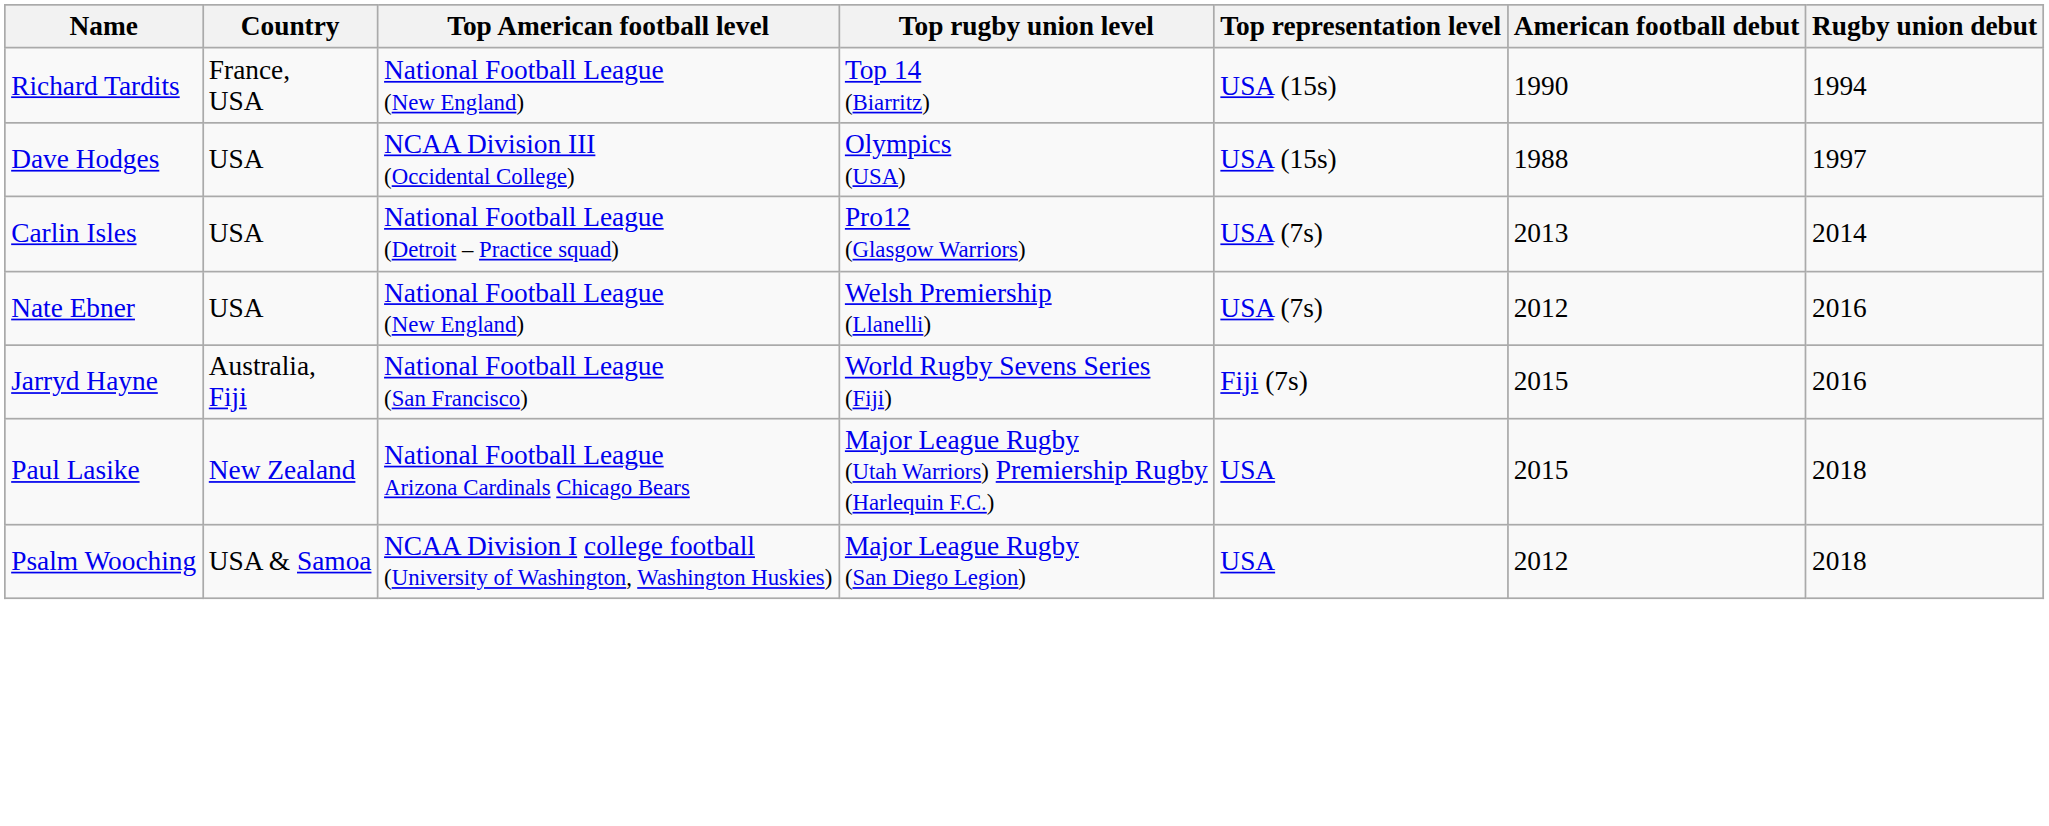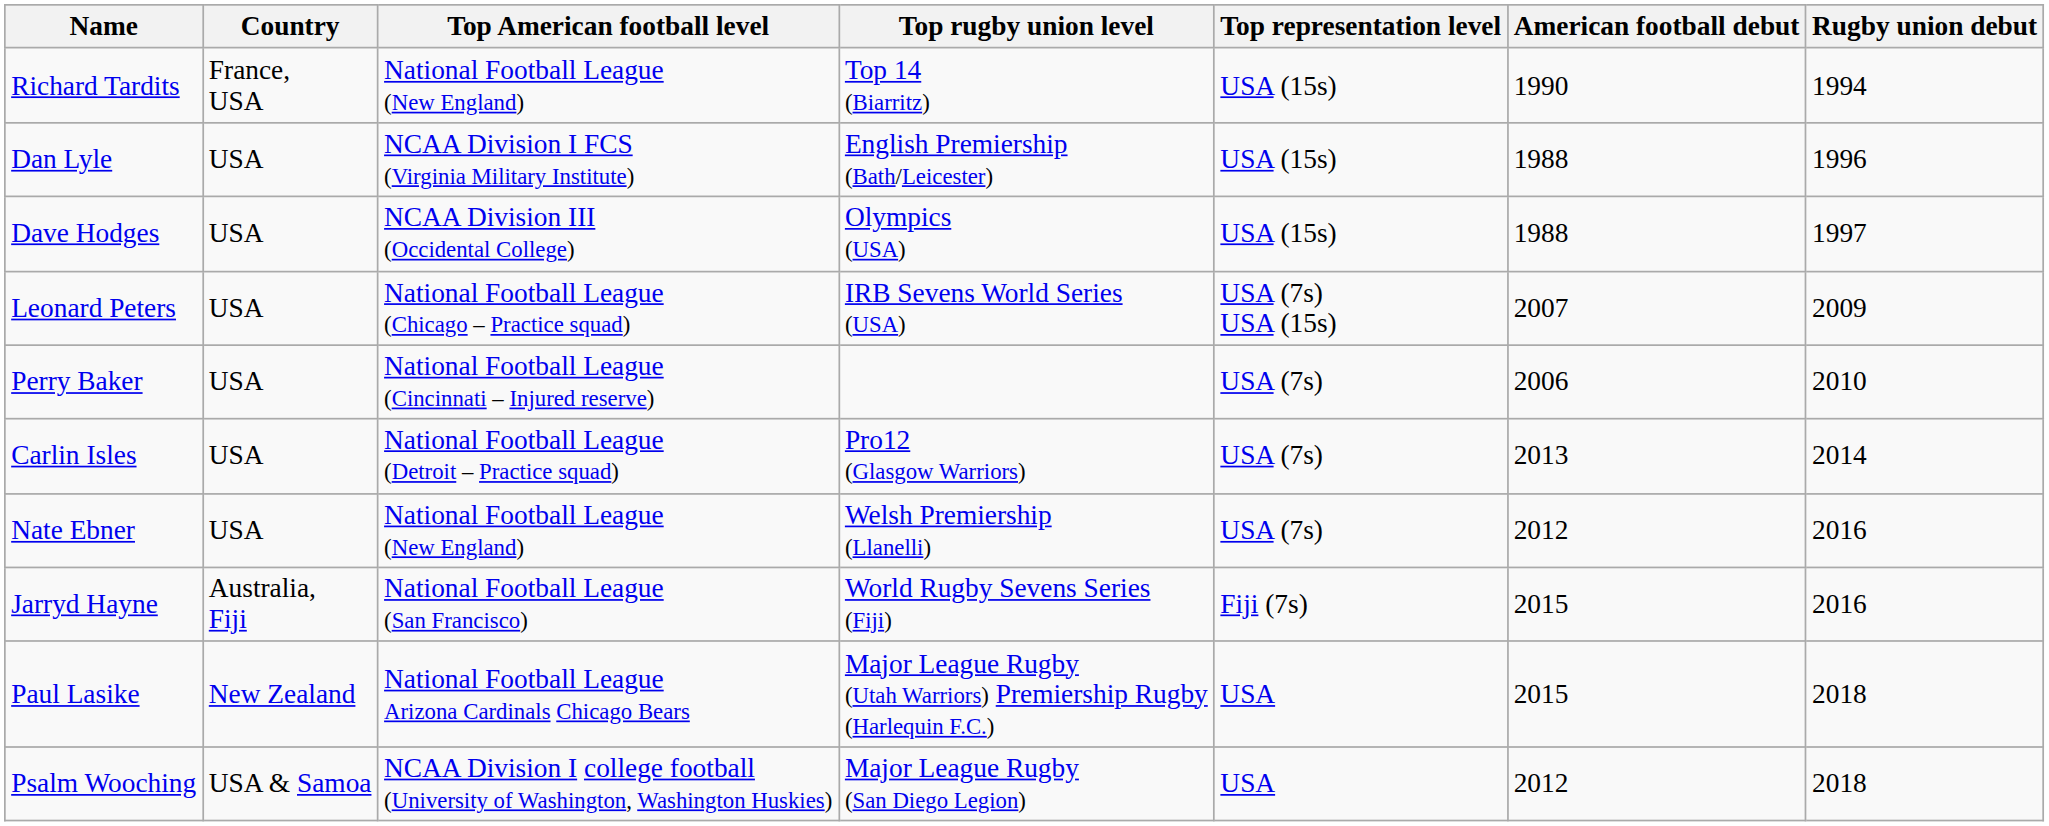+ row: (62, 159)
+ row: (94, 307)
+ row: (77, 381)
